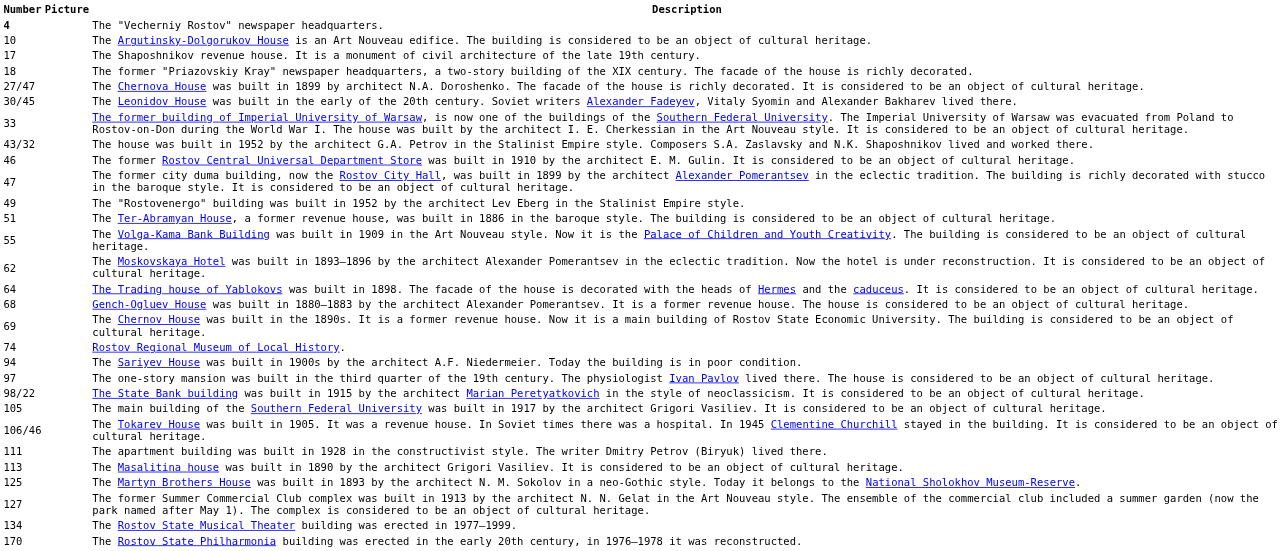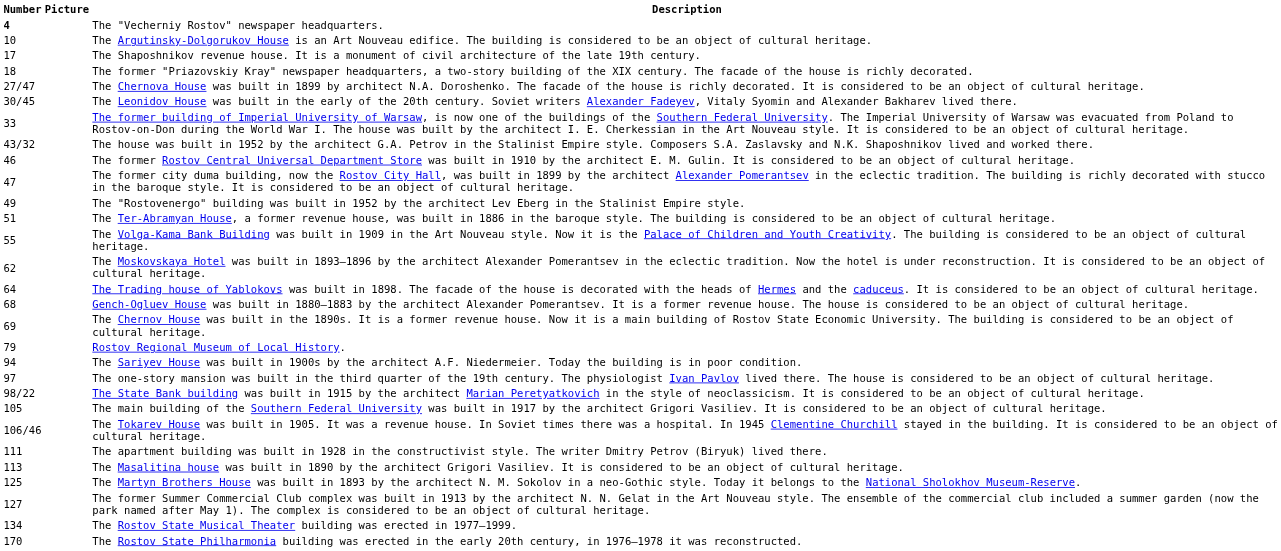(10, 347) 74 -> (10, 347) 79
